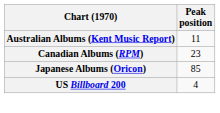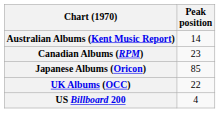(196, 38) 11 -> (196, 38) 14
+ row: (91, 85)
